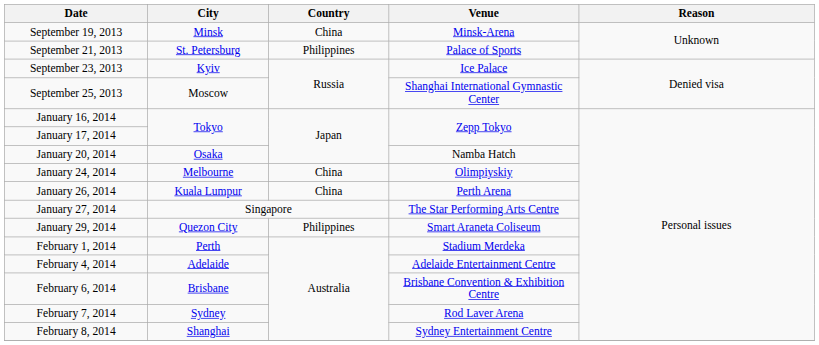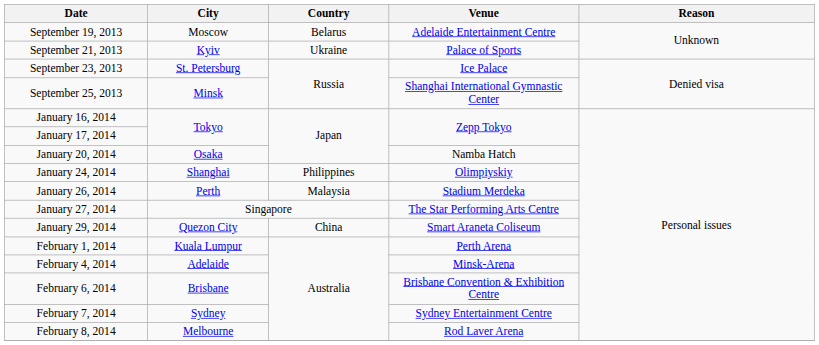(208, 31) Minsk -> (208, 31) Moscow
(329, 31) China -> (329, 31) Belarus
(484, 31) Minsk-Arena -> (484, 31) Adelaide Entertainment Centre
(208, 50) St. Petersburg -> (208, 50) Kyiv
(329, 50) Philippines -> (329, 50) Ukraine
(208, 68) Kyiv -> (208, 68) St. Petersburg
(208, 93) Moscow -> (208, 93) Minsk
(208, 172) Melbourne -> (208, 172) Shanghai
(329, 172) China -> (329, 172) Philippines
(208, 191) Kuala Lumpur -> (208, 191) Perth
(329, 191) China -> (329, 191) Malaysia
(484, 191) Perth Arena -> (484, 191) Stadium Merdeka
(329, 227) Philippines -> (329, 227) China
(208, 245) Perth -> (208, 245) Kuala Lumpur
(484, 245) Stadium Merdeka -> (484, 245) Perth Arena
(484, 264) Adelaide Entertainment Centre -> (484, 264) Minsk-Arena
(484, 313) Rod Laver Arena -> (484, 313) Sydney Entertainment Centre
(208, 331) Shanghai -> (208, 331) Melbourne
(484, 331) Sydney Entertainment Centre -> (484, 331) Rod Laver Arena
